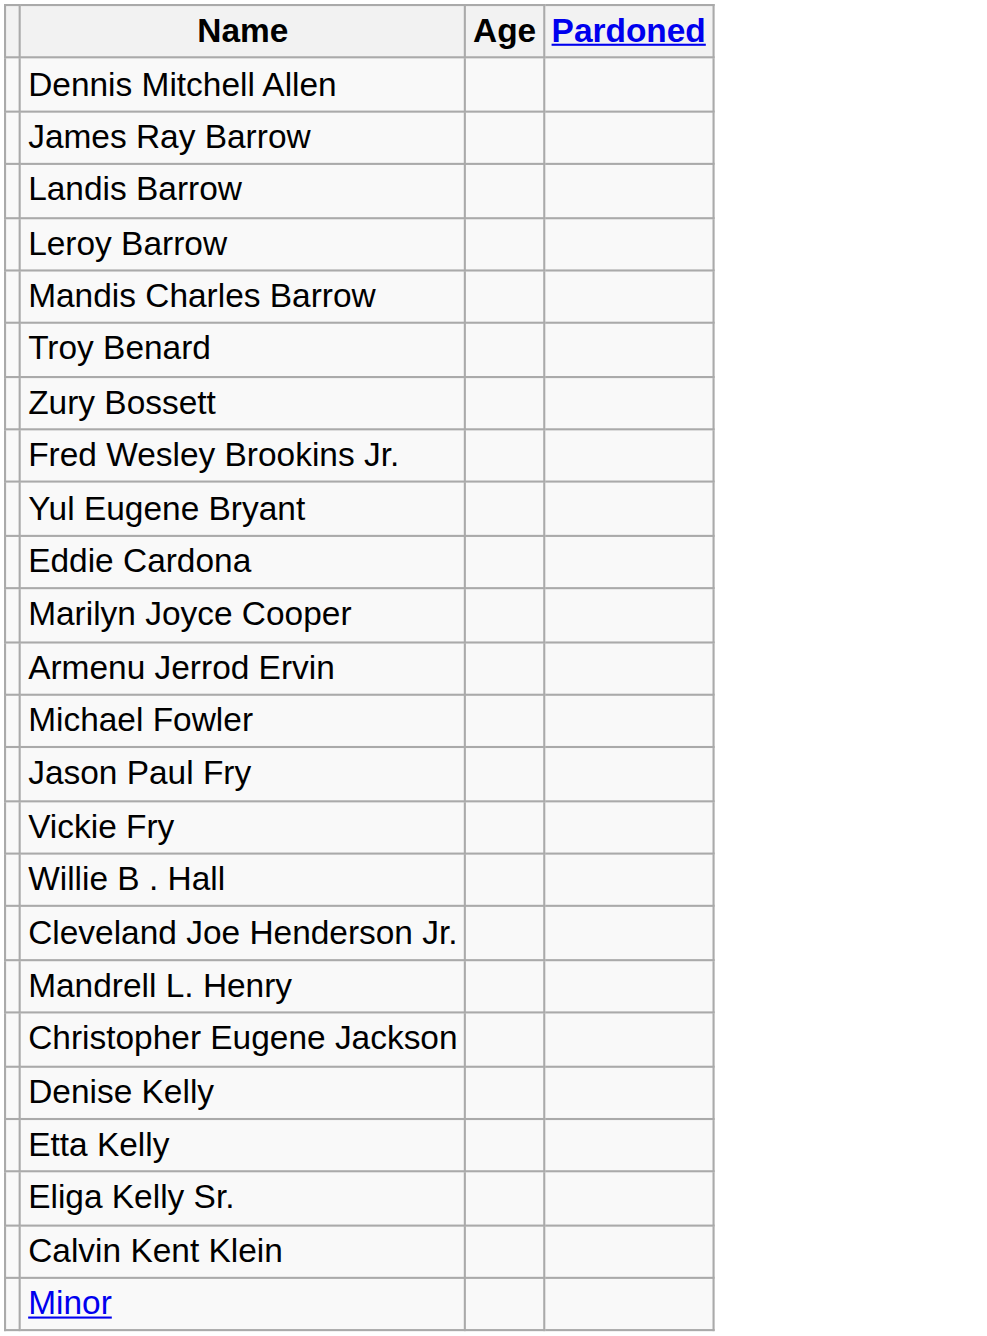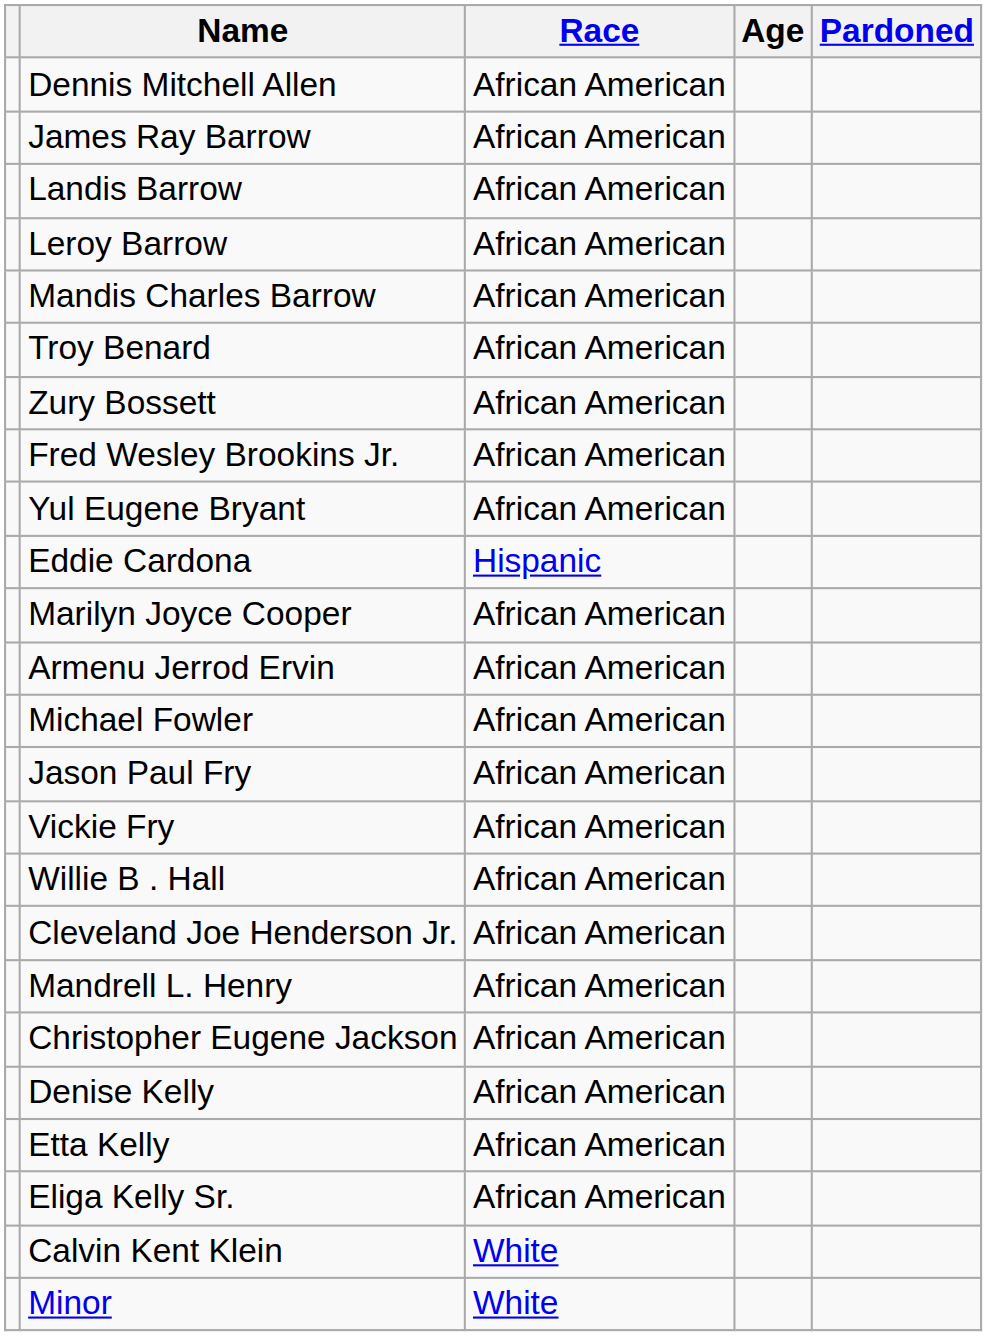+ column: (599, 31)
